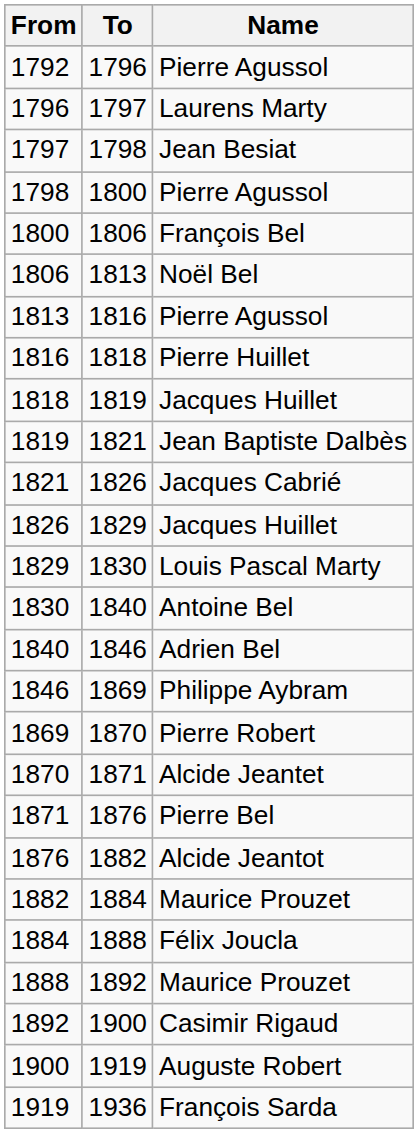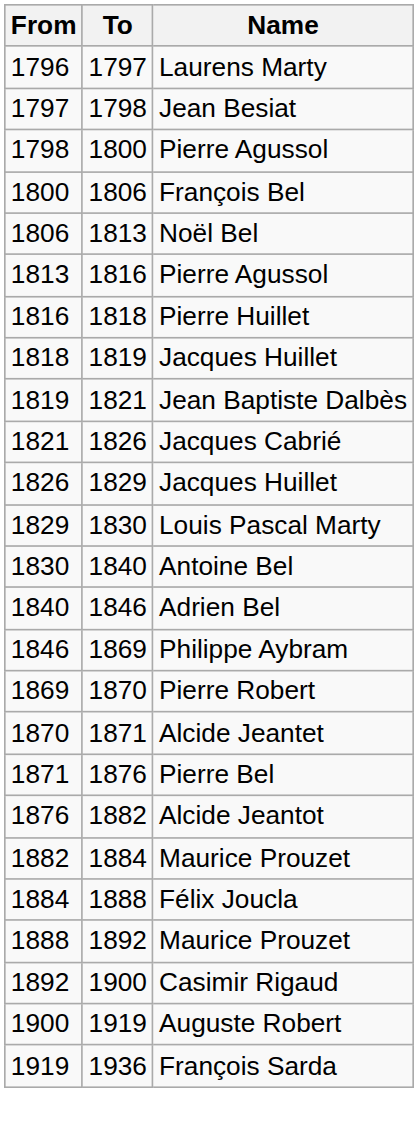- row: (40, 66)
